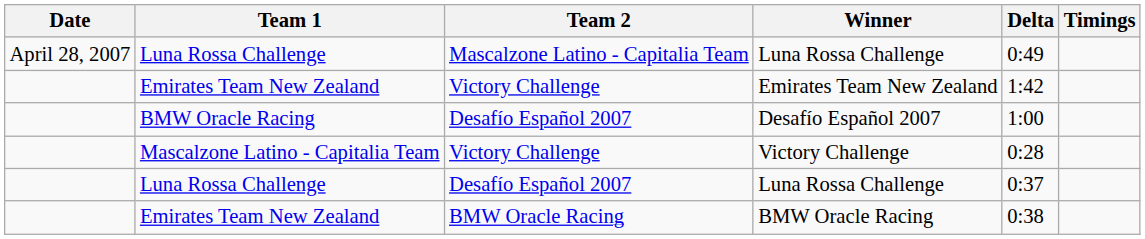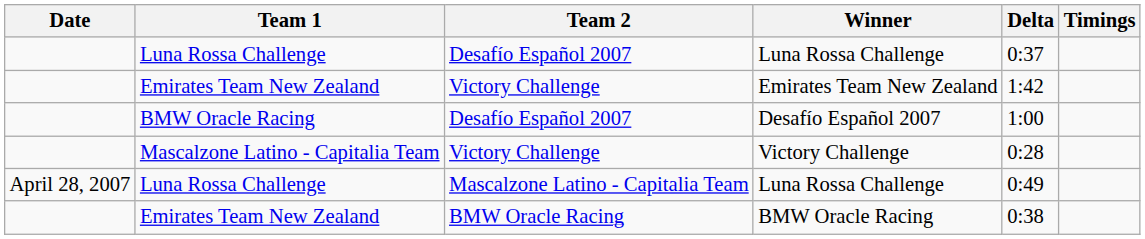rows swapped: (599, 53) <-> (540, 184)
